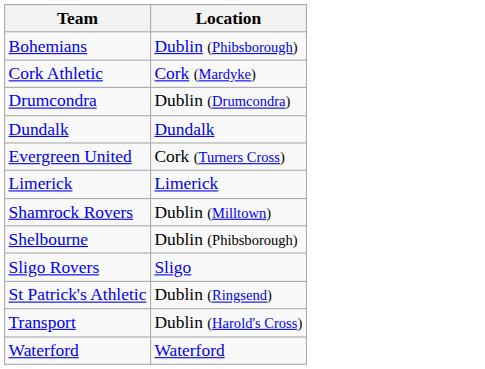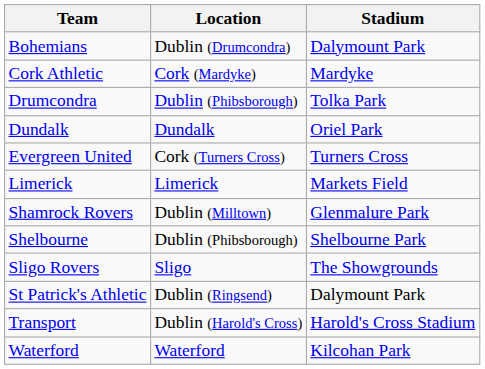+ column: (393, 18)
(226, 45) Dublin (Phibsborough) -> (222, 45) Dublin (Drumcondra)
(222, 101) Dublin (Drumcondra) -> (226, 101) Dublin (Phibsborough)
